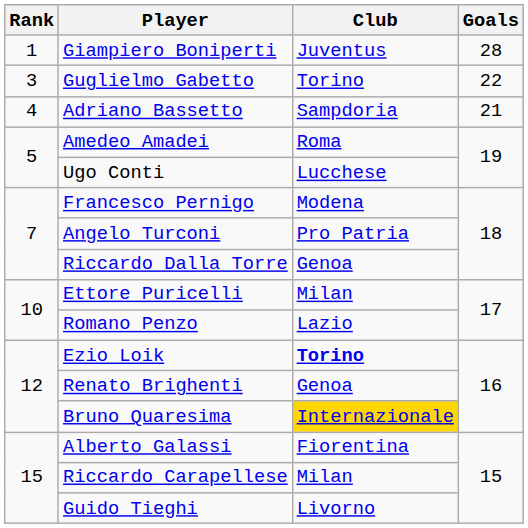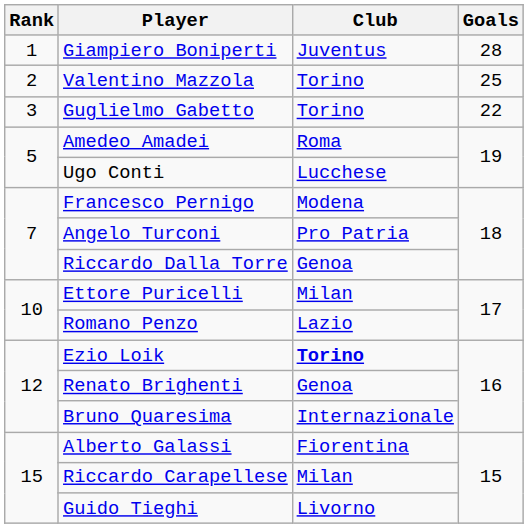+ row: (159, 81)
- row: (153, 112)
(375, 417) gold background -> (375, 417) no background
